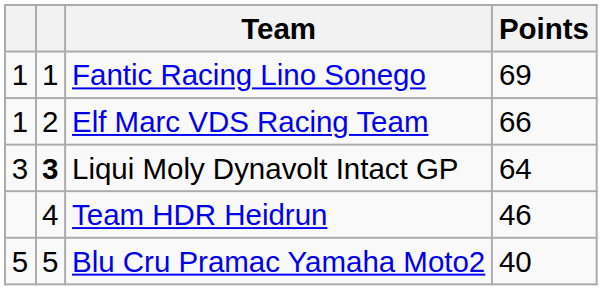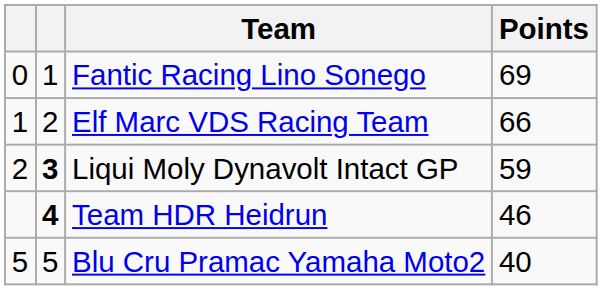(20, 75) 1 -> (20, 75) 0
(20, 169) 3 -> (20, 169) 2
(515, 169) 64 -> (515, 169) 59
(50, 215) normal -> (50, 215) bold
